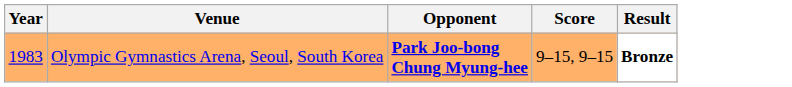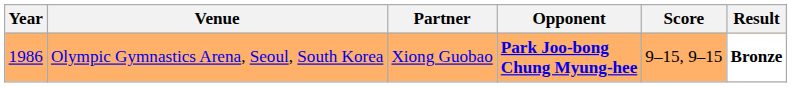+ column: (442, 19)
(26, 57) 1983 -> (26, 57) 1986
